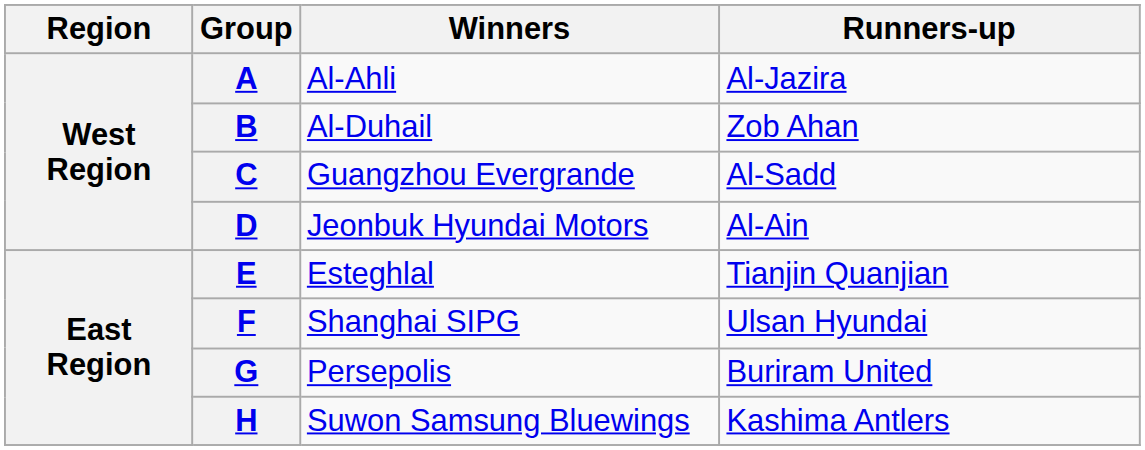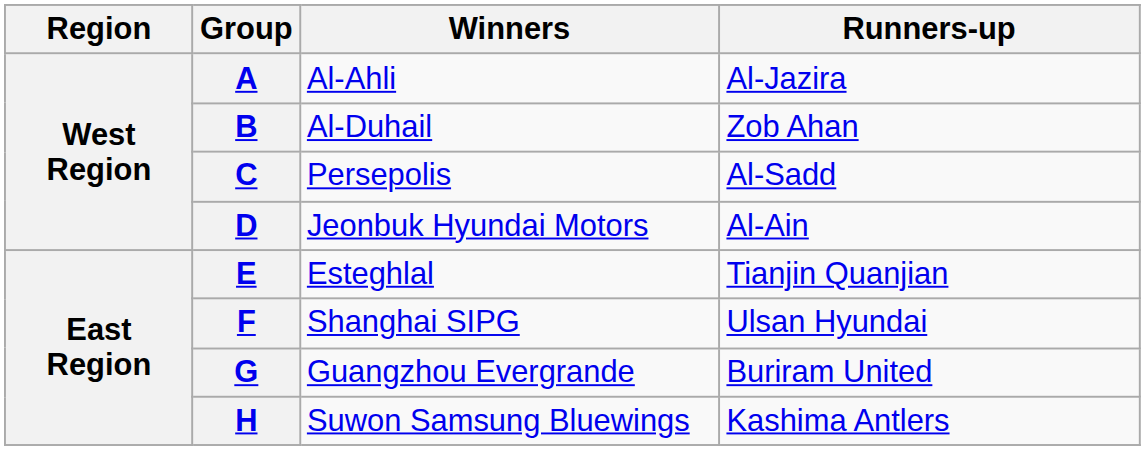(471, 175) Guangzhou Evergrande -> (379, 175) Persepolis
(379, 371) Persepolis -> (471, 371) Guangzhou Evergrande
